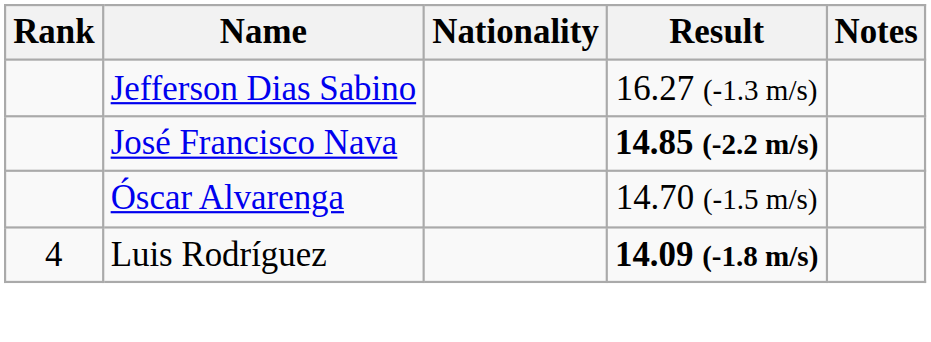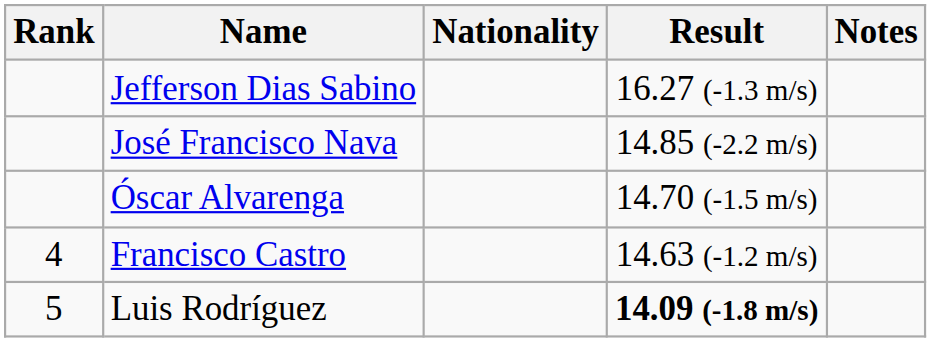(717, 142) bold -> (717, 142) normal
+ row: (228, 253)
(54, 253) 4 -> (54, 308) 5
